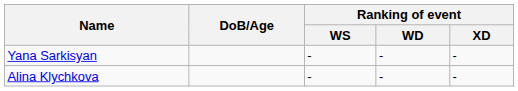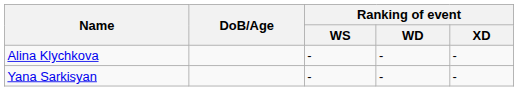rows swapped: (52, 56) <-> (53, 76)
